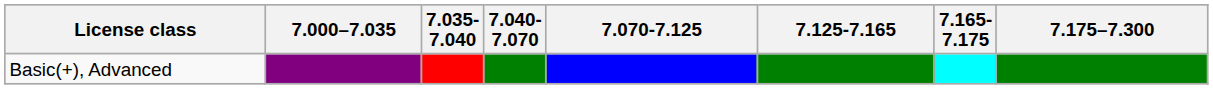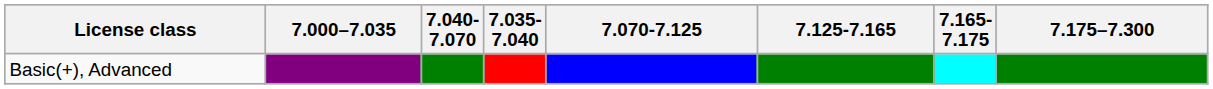columns swapped: (453, 30) <-> (515, 30)
